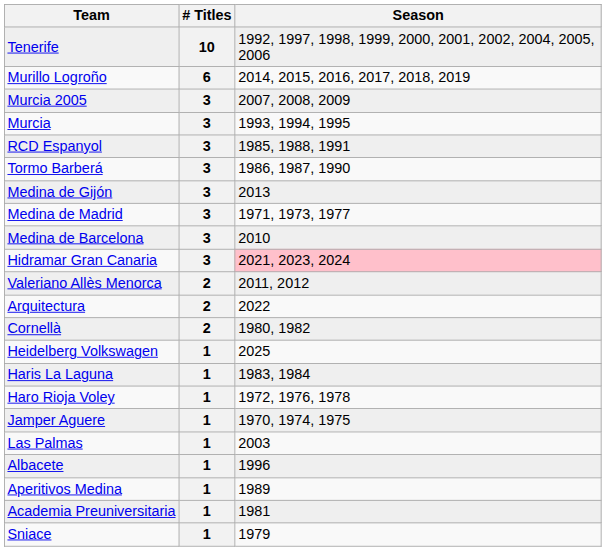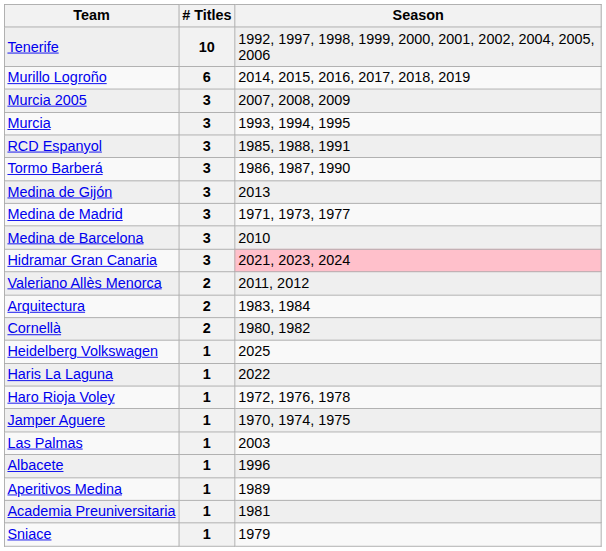(254, 306) 2022 -> (274, 306) 1983, 1984
(274, 374) 1983, 1984 -> (254, 374) 2022
